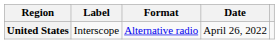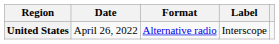columns swapped: (235, 13) <-> (96, 13)
